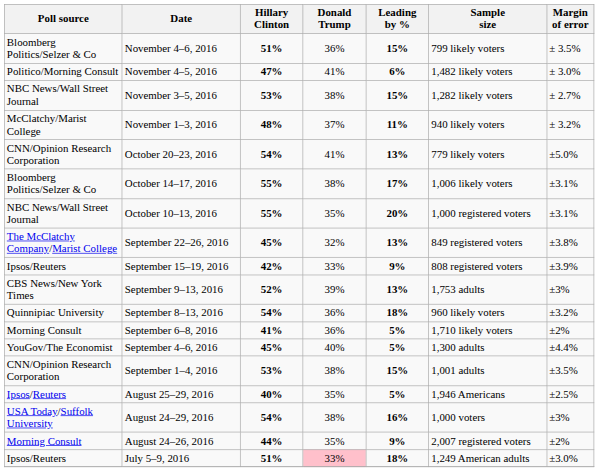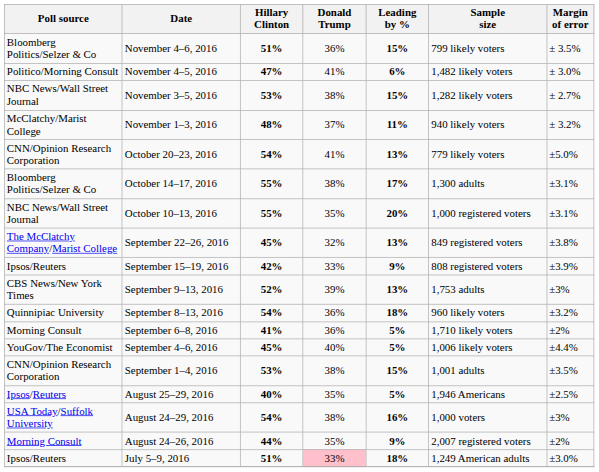(472, 183) 1,006 likely voters -> (458, 183) 1,300 adults
(458, 347) 1,300 adults -> (472, 347) 1,006 likely voters
